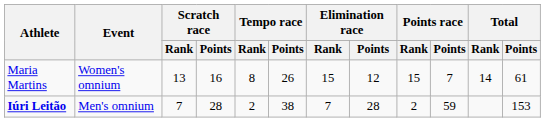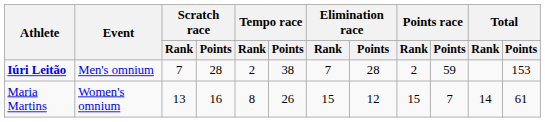rows swapped: (37, 106) <-> (27, 78)
